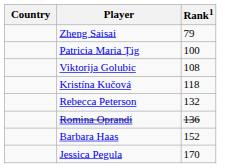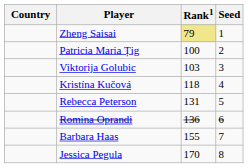+ column: (229, 14)
(189, 33) no background -> (189, 33) khaki background
(192, 67) 108 -> (192, 67) 103
(192, 102) 132 -> (192, 102) 131
(192, 136) 152 -> (192, 136) 155
